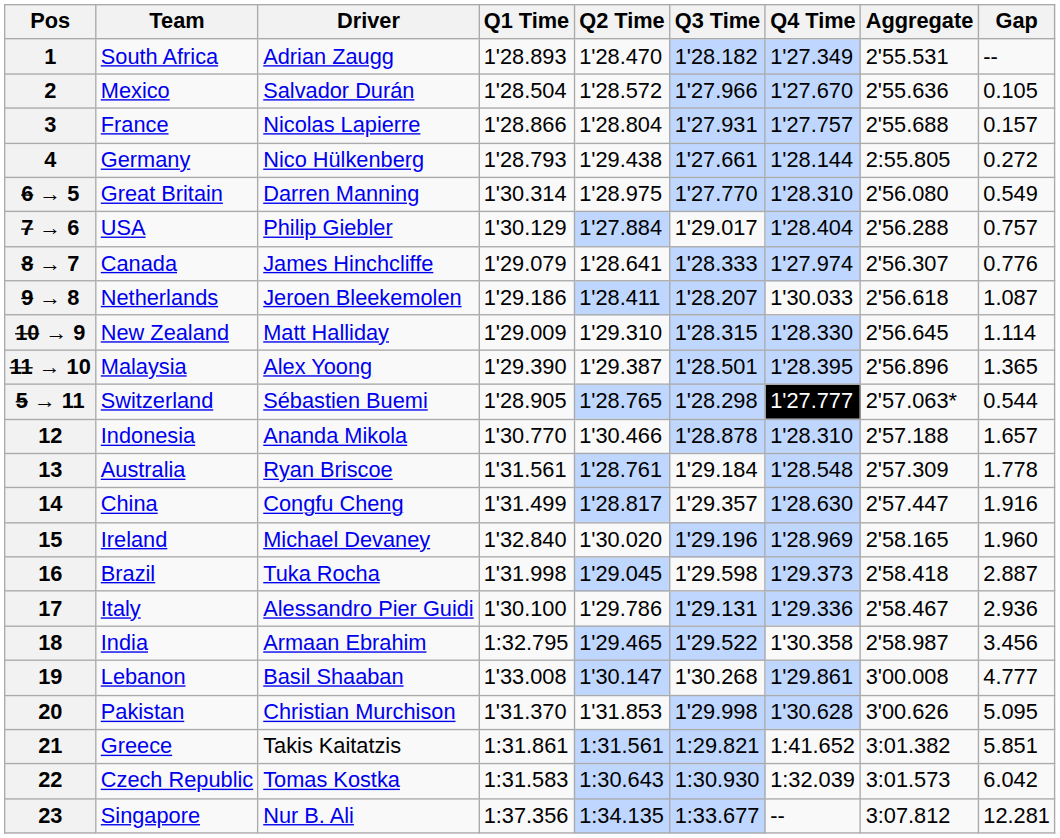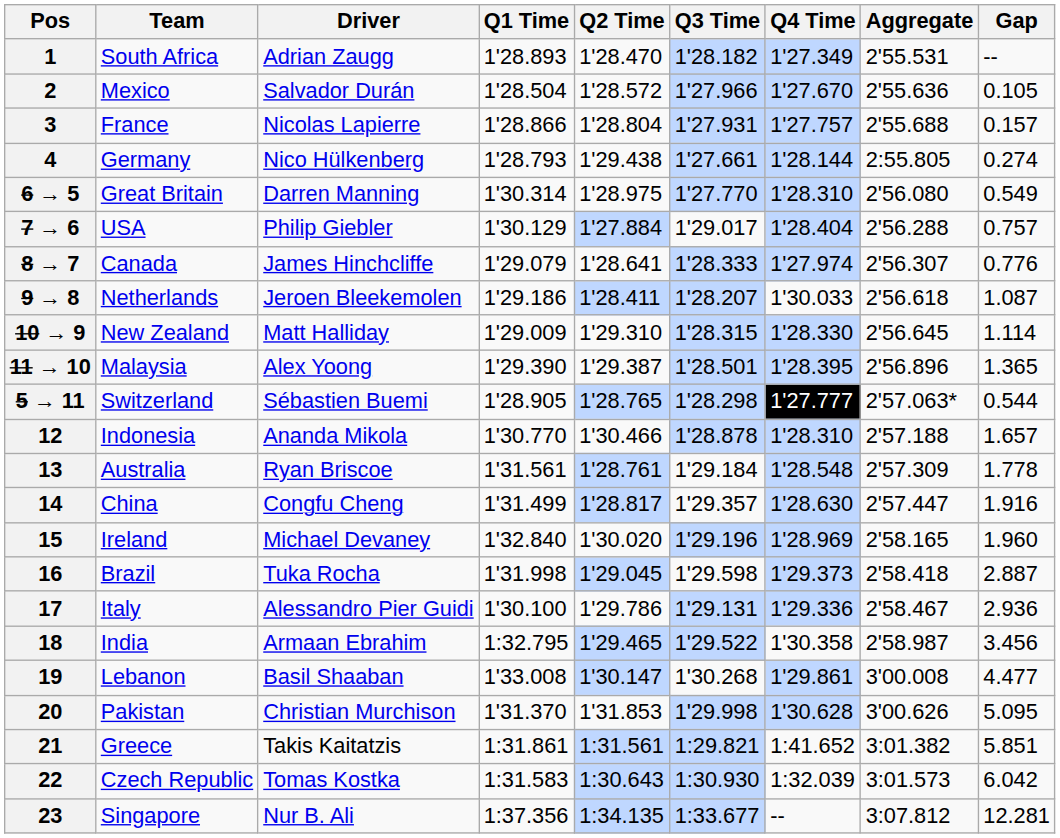(1011, 159) 0.272 -> (1011, 159) 0.274
(1011, 677) 4.777 -> (1011, 677) 4.477
